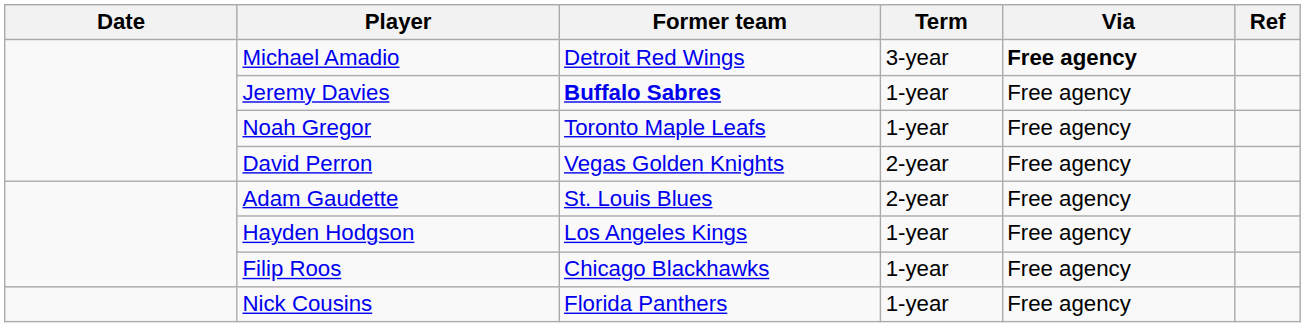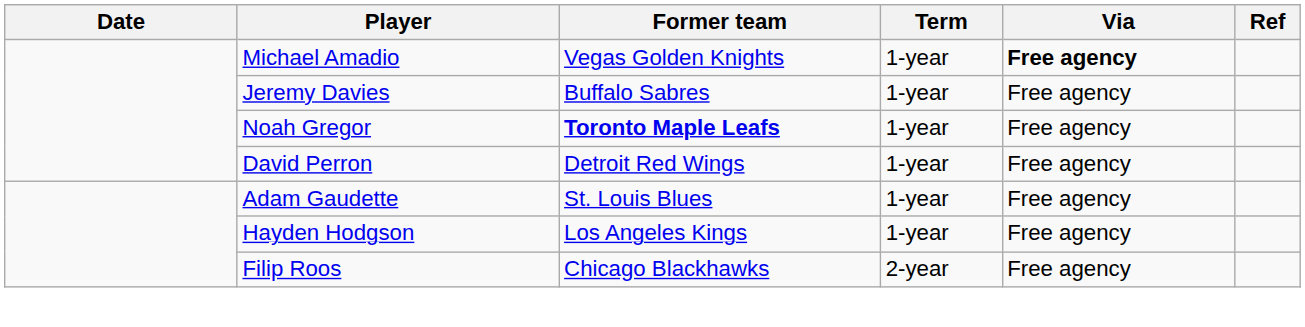(654, 57) Detroit Red Wings -> (674, 57) Vegas Golden Knights
(917, 57) 3-year -> (917, 57) 1-year
(643, 92) bold -> (637, 92) normal
(665, 127) normal -> (672, 127) bold
(674, 163) Vegas Golden Knights -> (654, 163) Detroit Red Wings
(917, 163) 2-year -> (917, 163) 1-year
(917, 198) 2-year -> (917, 198) 1-year
(917, 269) 1-year -> (917, 269) 2-year
- row: (307, 304)
